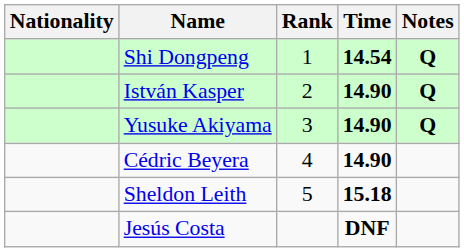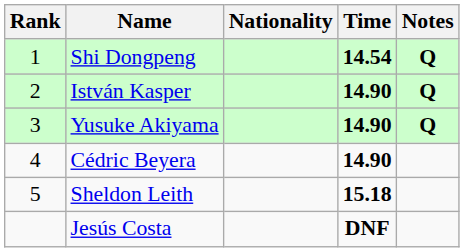columns swapped: (307, 21) <-> (62, 21)
